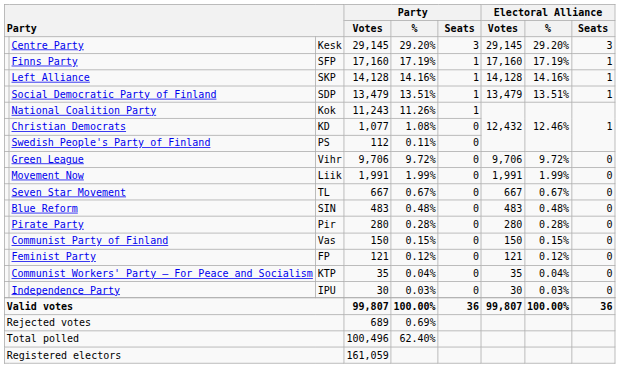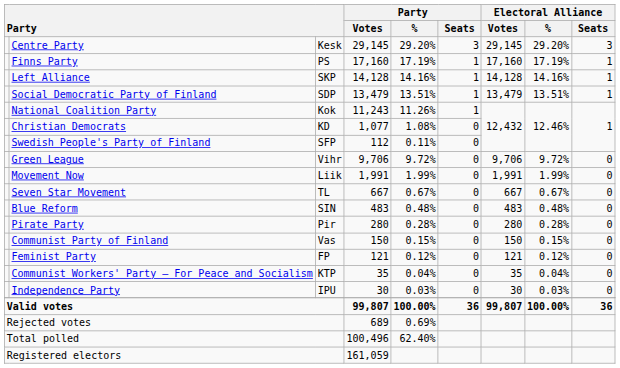(327, 61) SFP -> (324, 61) PS
(324, 143) PS -> (327, 143) SFP
